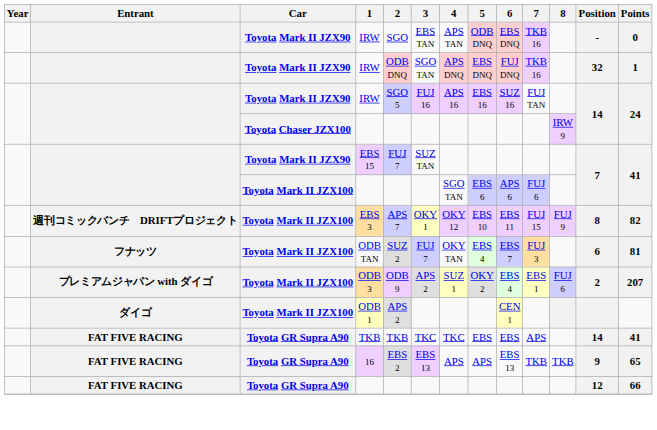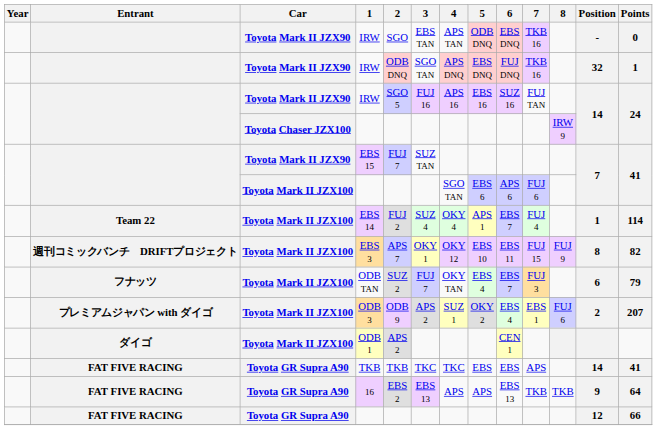+ row: (298, 221)
(635, 251) 81 -> (635, 282) 79
(635, 361) 65 -> (635, 391) 64
